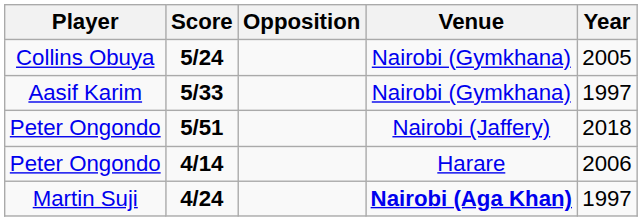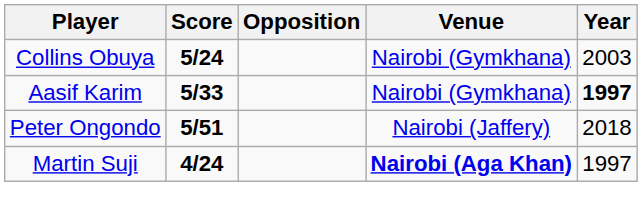(607, 57) 2005 -> (607, 57) 2003
(607, 92) normal -> (607, 92) bold
- row: (202, 163)
